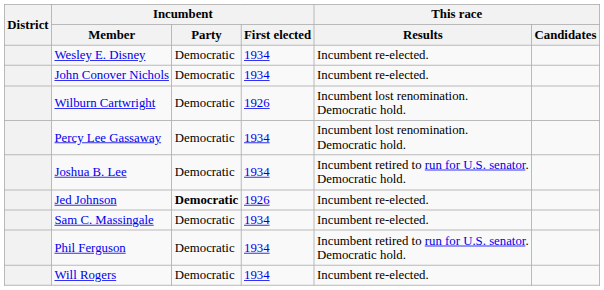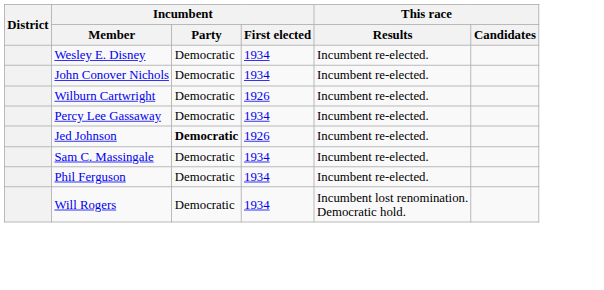(393, 103) Incumbent lost renomination. Democratic hold. -> (373, 95) Incumbent re-elected.
(393, 137) Incumbent lost renomination. Democratic hold. -> (373, 116) Incumbent re-elected.
- row: (91, 172)
(423, 247) Incumbent retired to run for U.S. senator. Democratic hold. -> (373, 177) Incumbent re-elected.
(373, 275) Incumbent re-elected. -> (393, 204) Incumbent lost renomination. Democratic hold.
